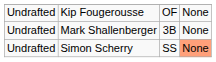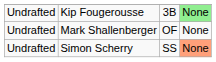(170, 13) OF -> (170, 13) 3B
(196, 13) no background -> (196, 13) lightgreen background
(170, 30) 3B -> (170, 30) OF
